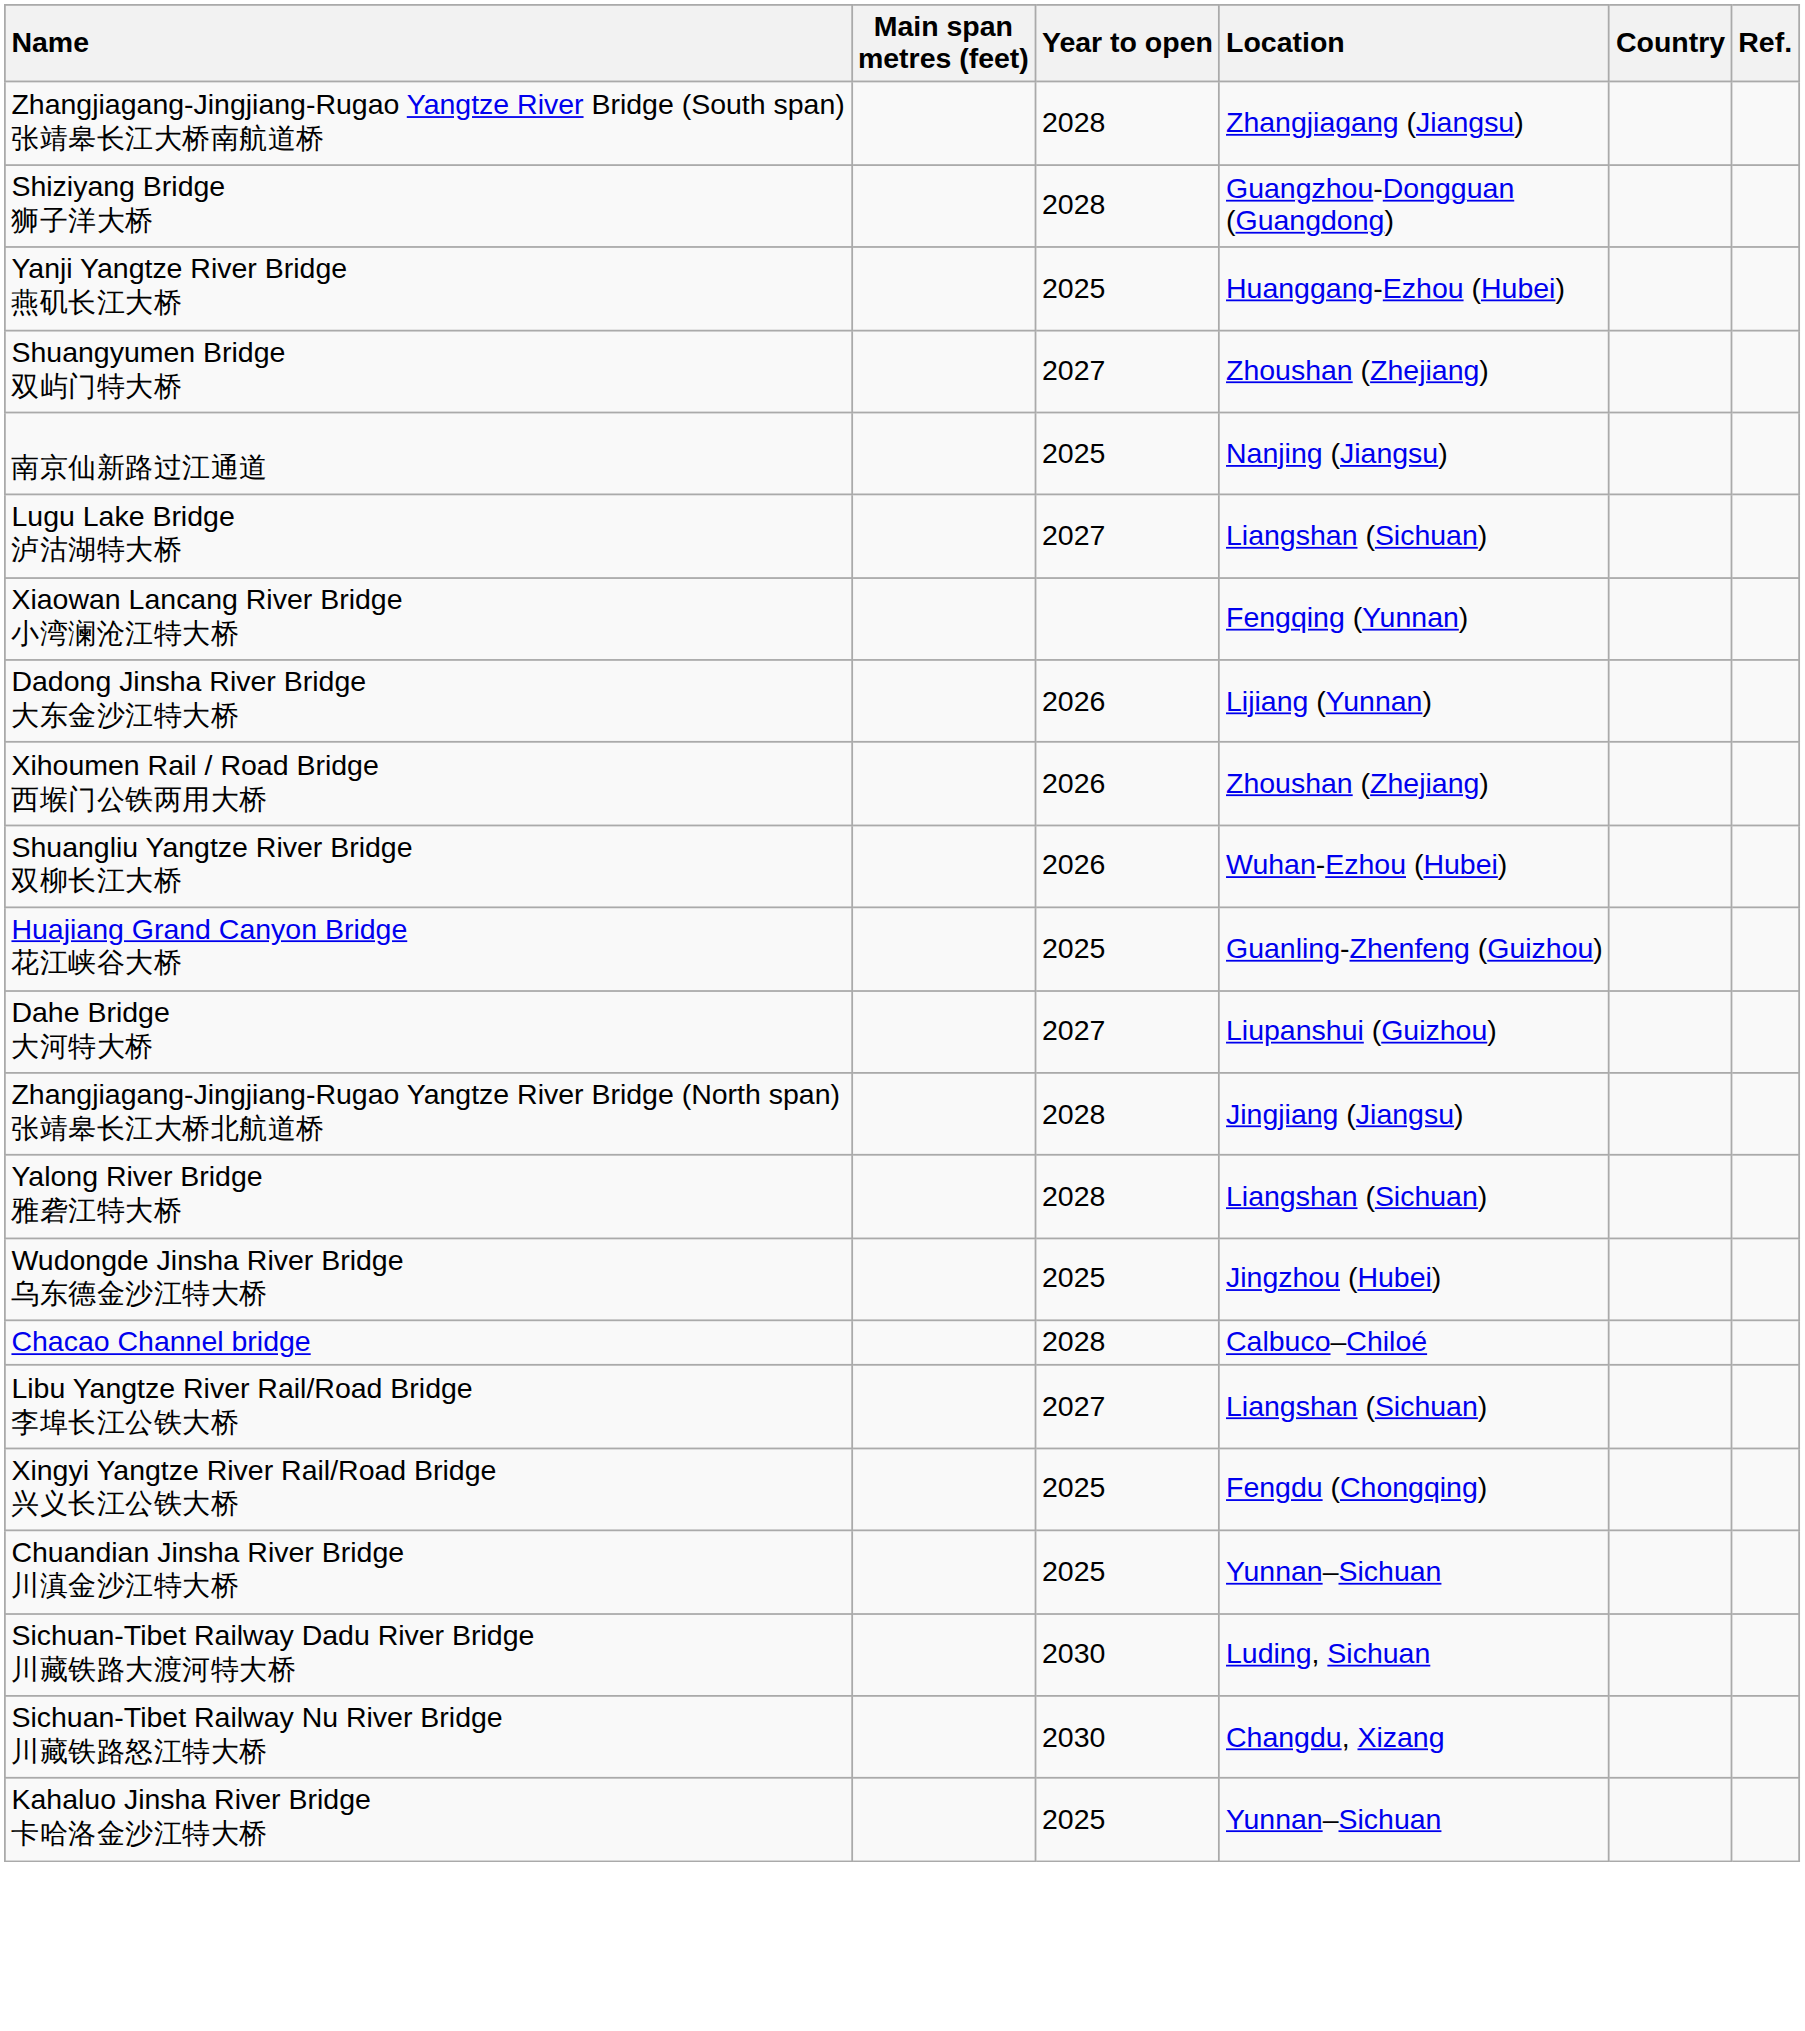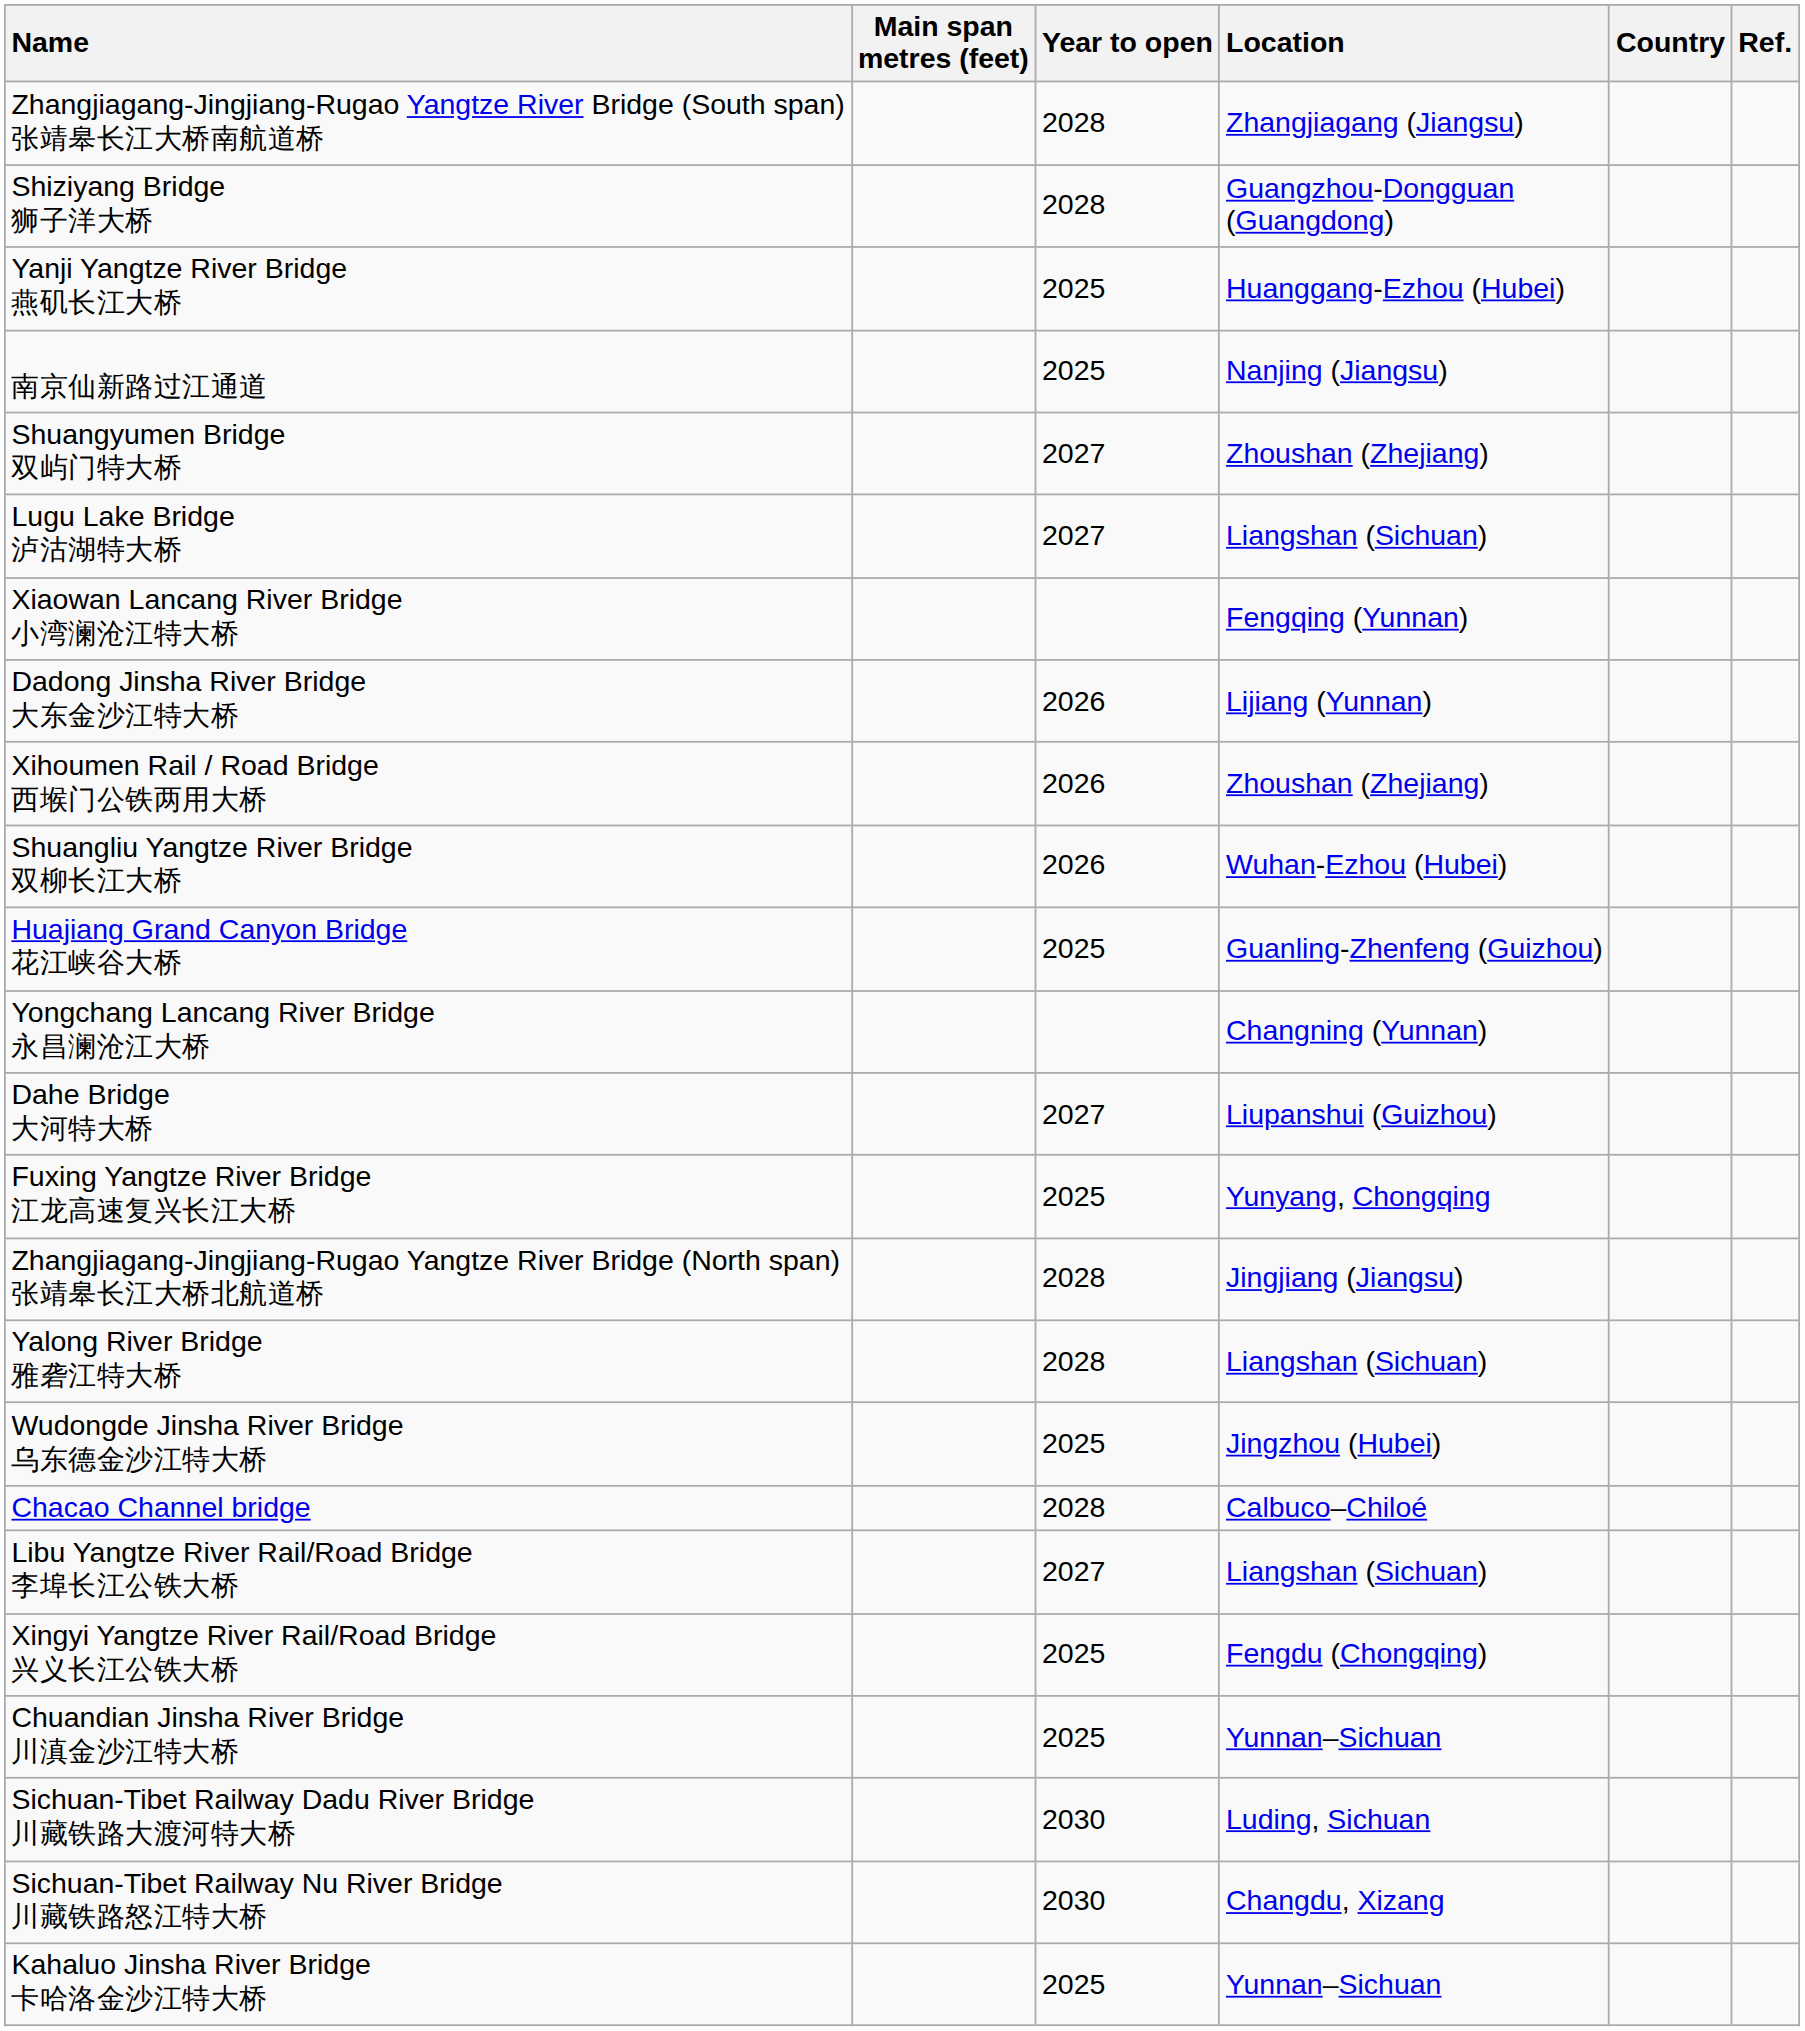rows swapped: (148, 368) <-> (140, 468)
+ row: (223, 1029)
+ row: (191, 1194)
